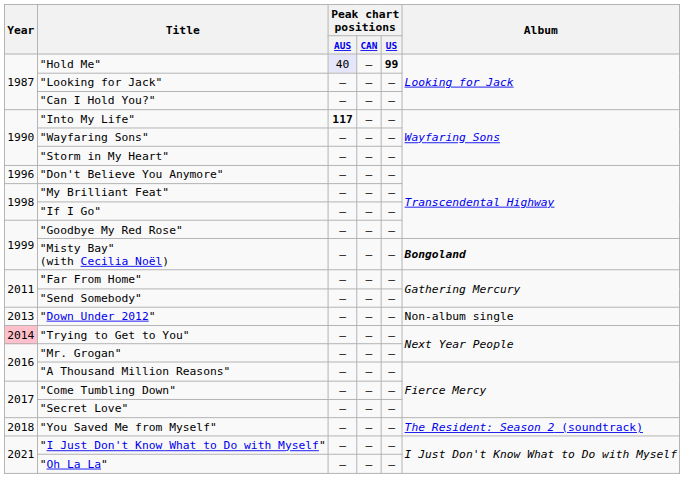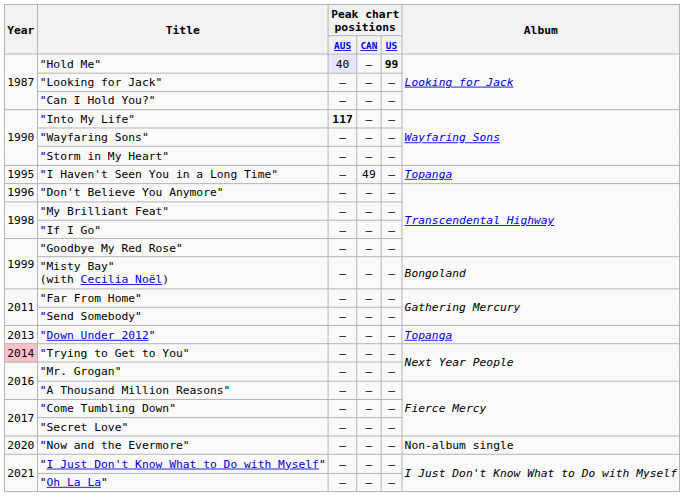+ row: (159, 174)
(435, 254) bold -> (435, 273) normal
(459, 316) Non-album single -> (428, 335) Topanga
- row: (128, 427)
+ row: (115, 445)
